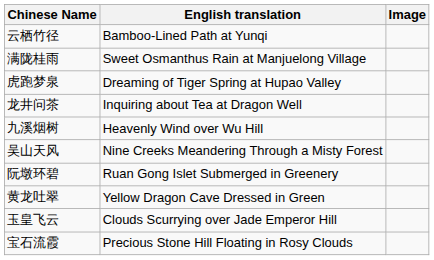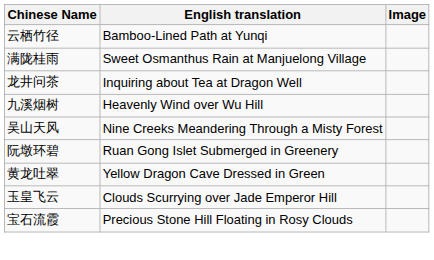- row: (33, 82)
